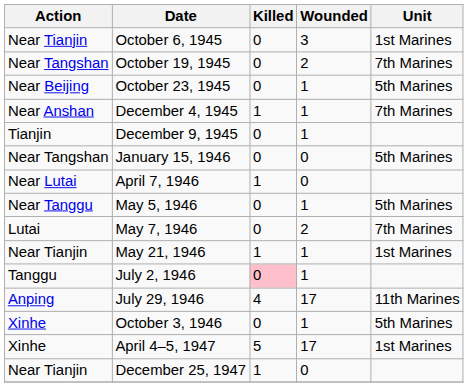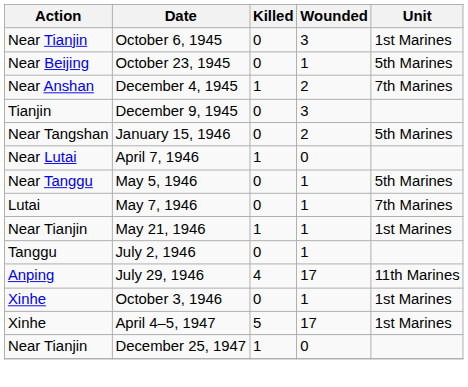- row: (173, 63)
(304, 110) 1 -> (304, 87) 2
(304, 134) 1 -> (304, 110) 3
(304, 157) 0 -> (304, 134) 2
(304, 228) 2 -> (304, 205) 1
(257, 275) pink background -> (257, 252) no background
(414, 323) 5th Marines -> (413, 299) 1st Marines
